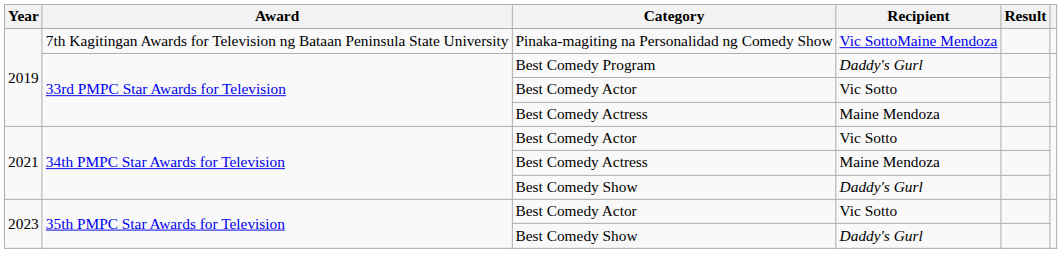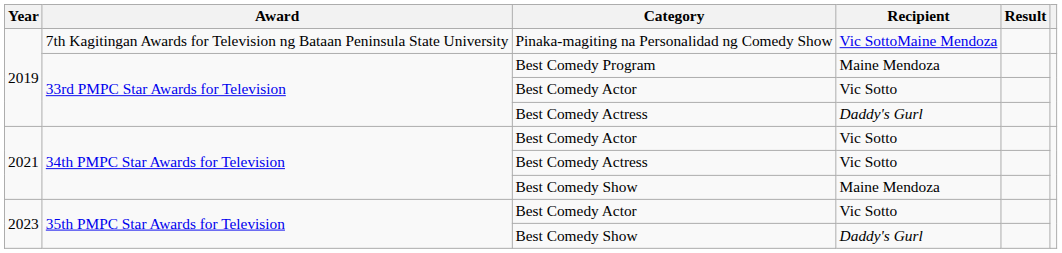(881, 65) Daddy's Gurl -> (890, 65) Maine Mendoza
(890, 114) Maine Mendoza -> (881, 114) Daddy's Gurl
(890, 162) Maine Mendoza -> (868, 162) Vic Sotto
(881, 187) Daddy's Gurl -> (890, 187) Maine Mendoza
